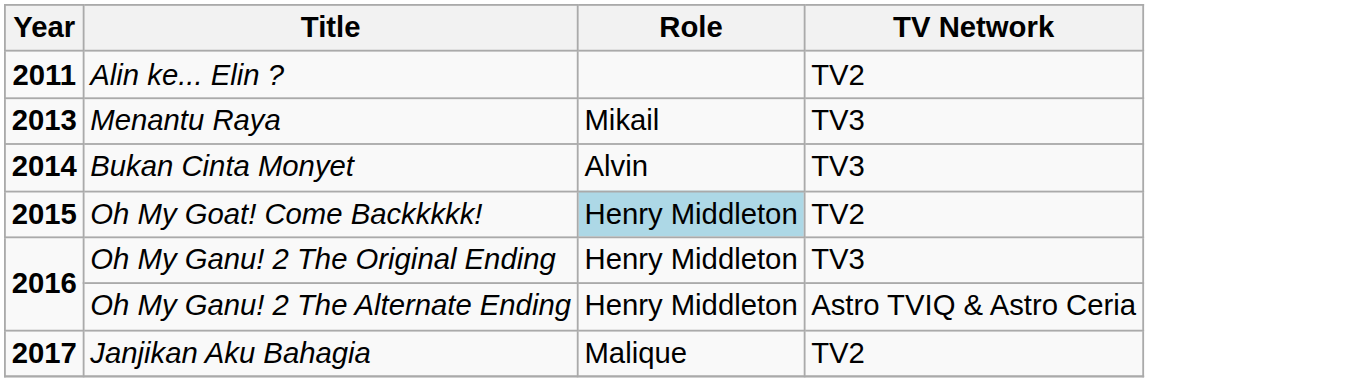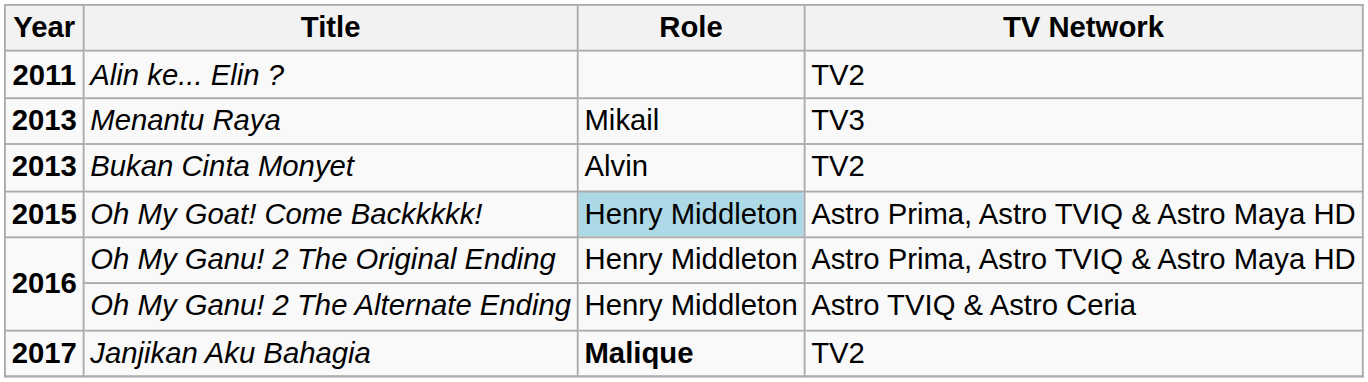(44, 167) 2014 -> (44, 167) 2013
(838, 167) TV3 -> (838, 167) TV2
(838, 213) TV2 -> (1083, 213) Astro Prima, Astro TVIQ & Astro Maya HD
(838, 259) TV3 -> (1083, 259) Astro Prima, Astro TVIQ & Astro Maya HD
(636, 352) normal -> (639, 352) bold
